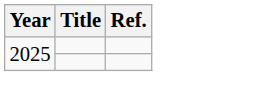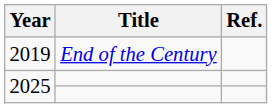+ row: (30, 53)
